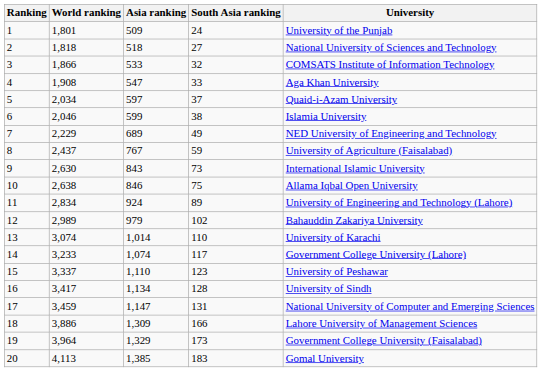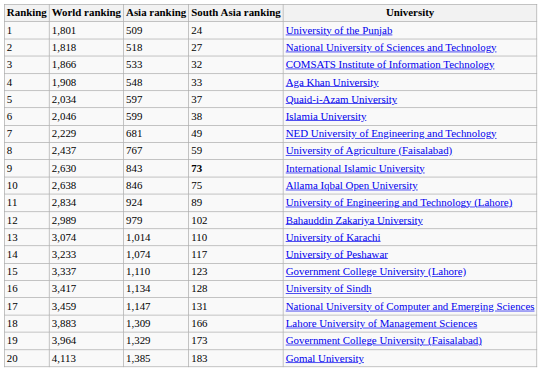(134, 82) 547 -> (134, 82) 548
(134, 133) 689 -> (134, 133) 681
(197, 168) normal -> (197, 168) bold
(376, 254) Government College University (Lahore) -> (337, 254) University of Peshawar
(337, 271) University of Peshawar -> (376, 271) Government College University (Lahore)
(64, 323) 3,886 -> (64, 323) 3,883
